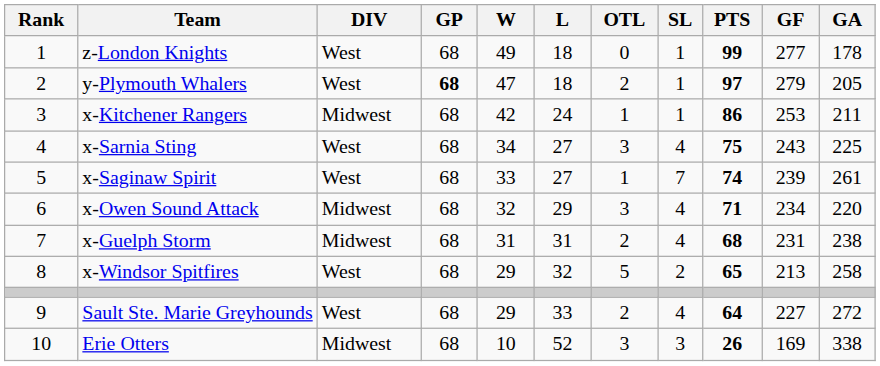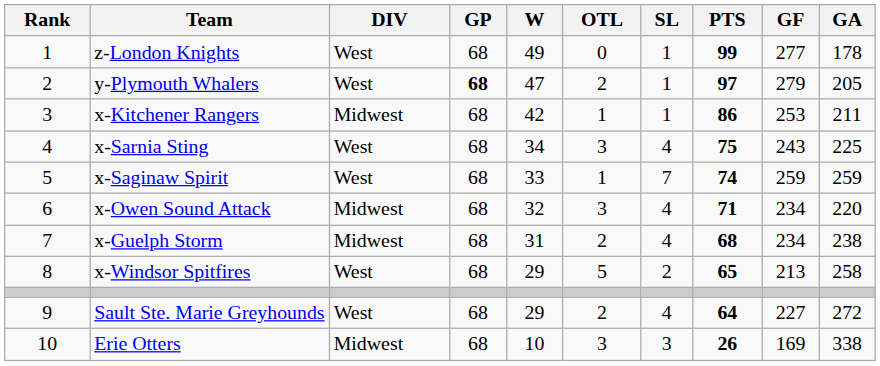- column: (562, 20)
(791, 177) 239 -> (791, 177) 259
(847, 177) 261 -> (847, 177) 259
(791, 240) 231 -> (791, 240) 234
